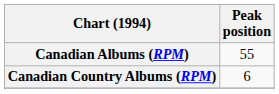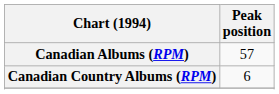(247, 54) 55 -> (247, 54) 57
